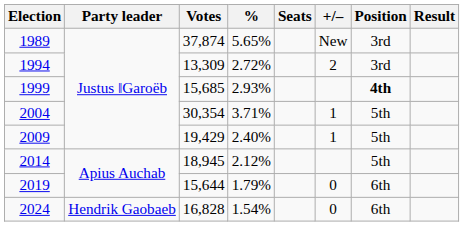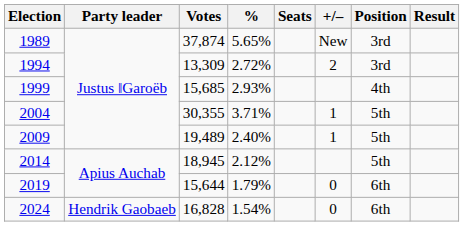(381, 88) bold -> (381, 88) normal
(204, 112) 30,354 -> (204, 112) 30,355
(204, 137) 19,429 -> (204, 137) 19,489
